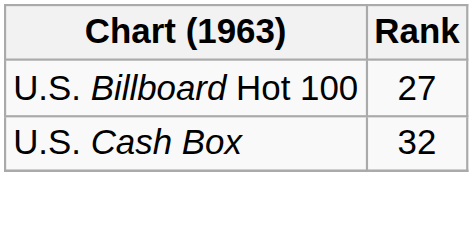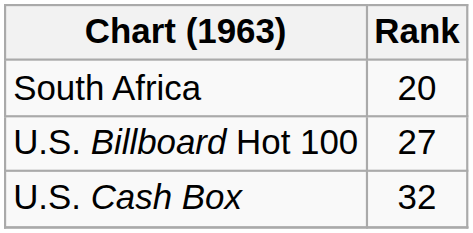+ row: (107, 87)
